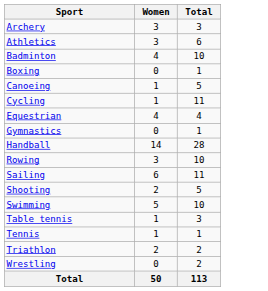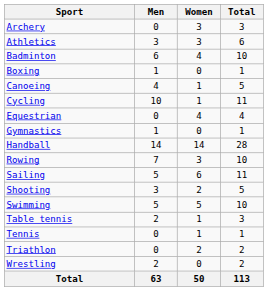+ column: (156, 12)
